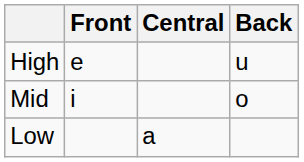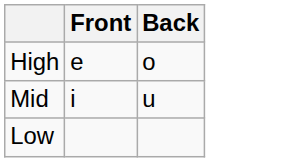- column: (183, 23)
(242, 61) u -> (149, 61) o
(242, 99) o -> (149, 99) u
